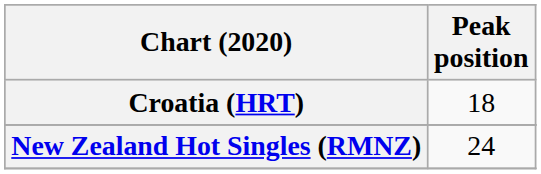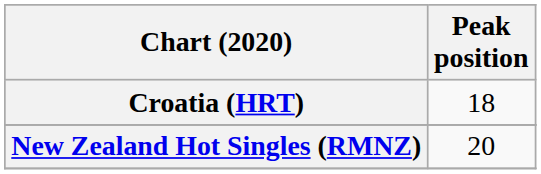(481, 146) 24 -> (481, 146) 20
